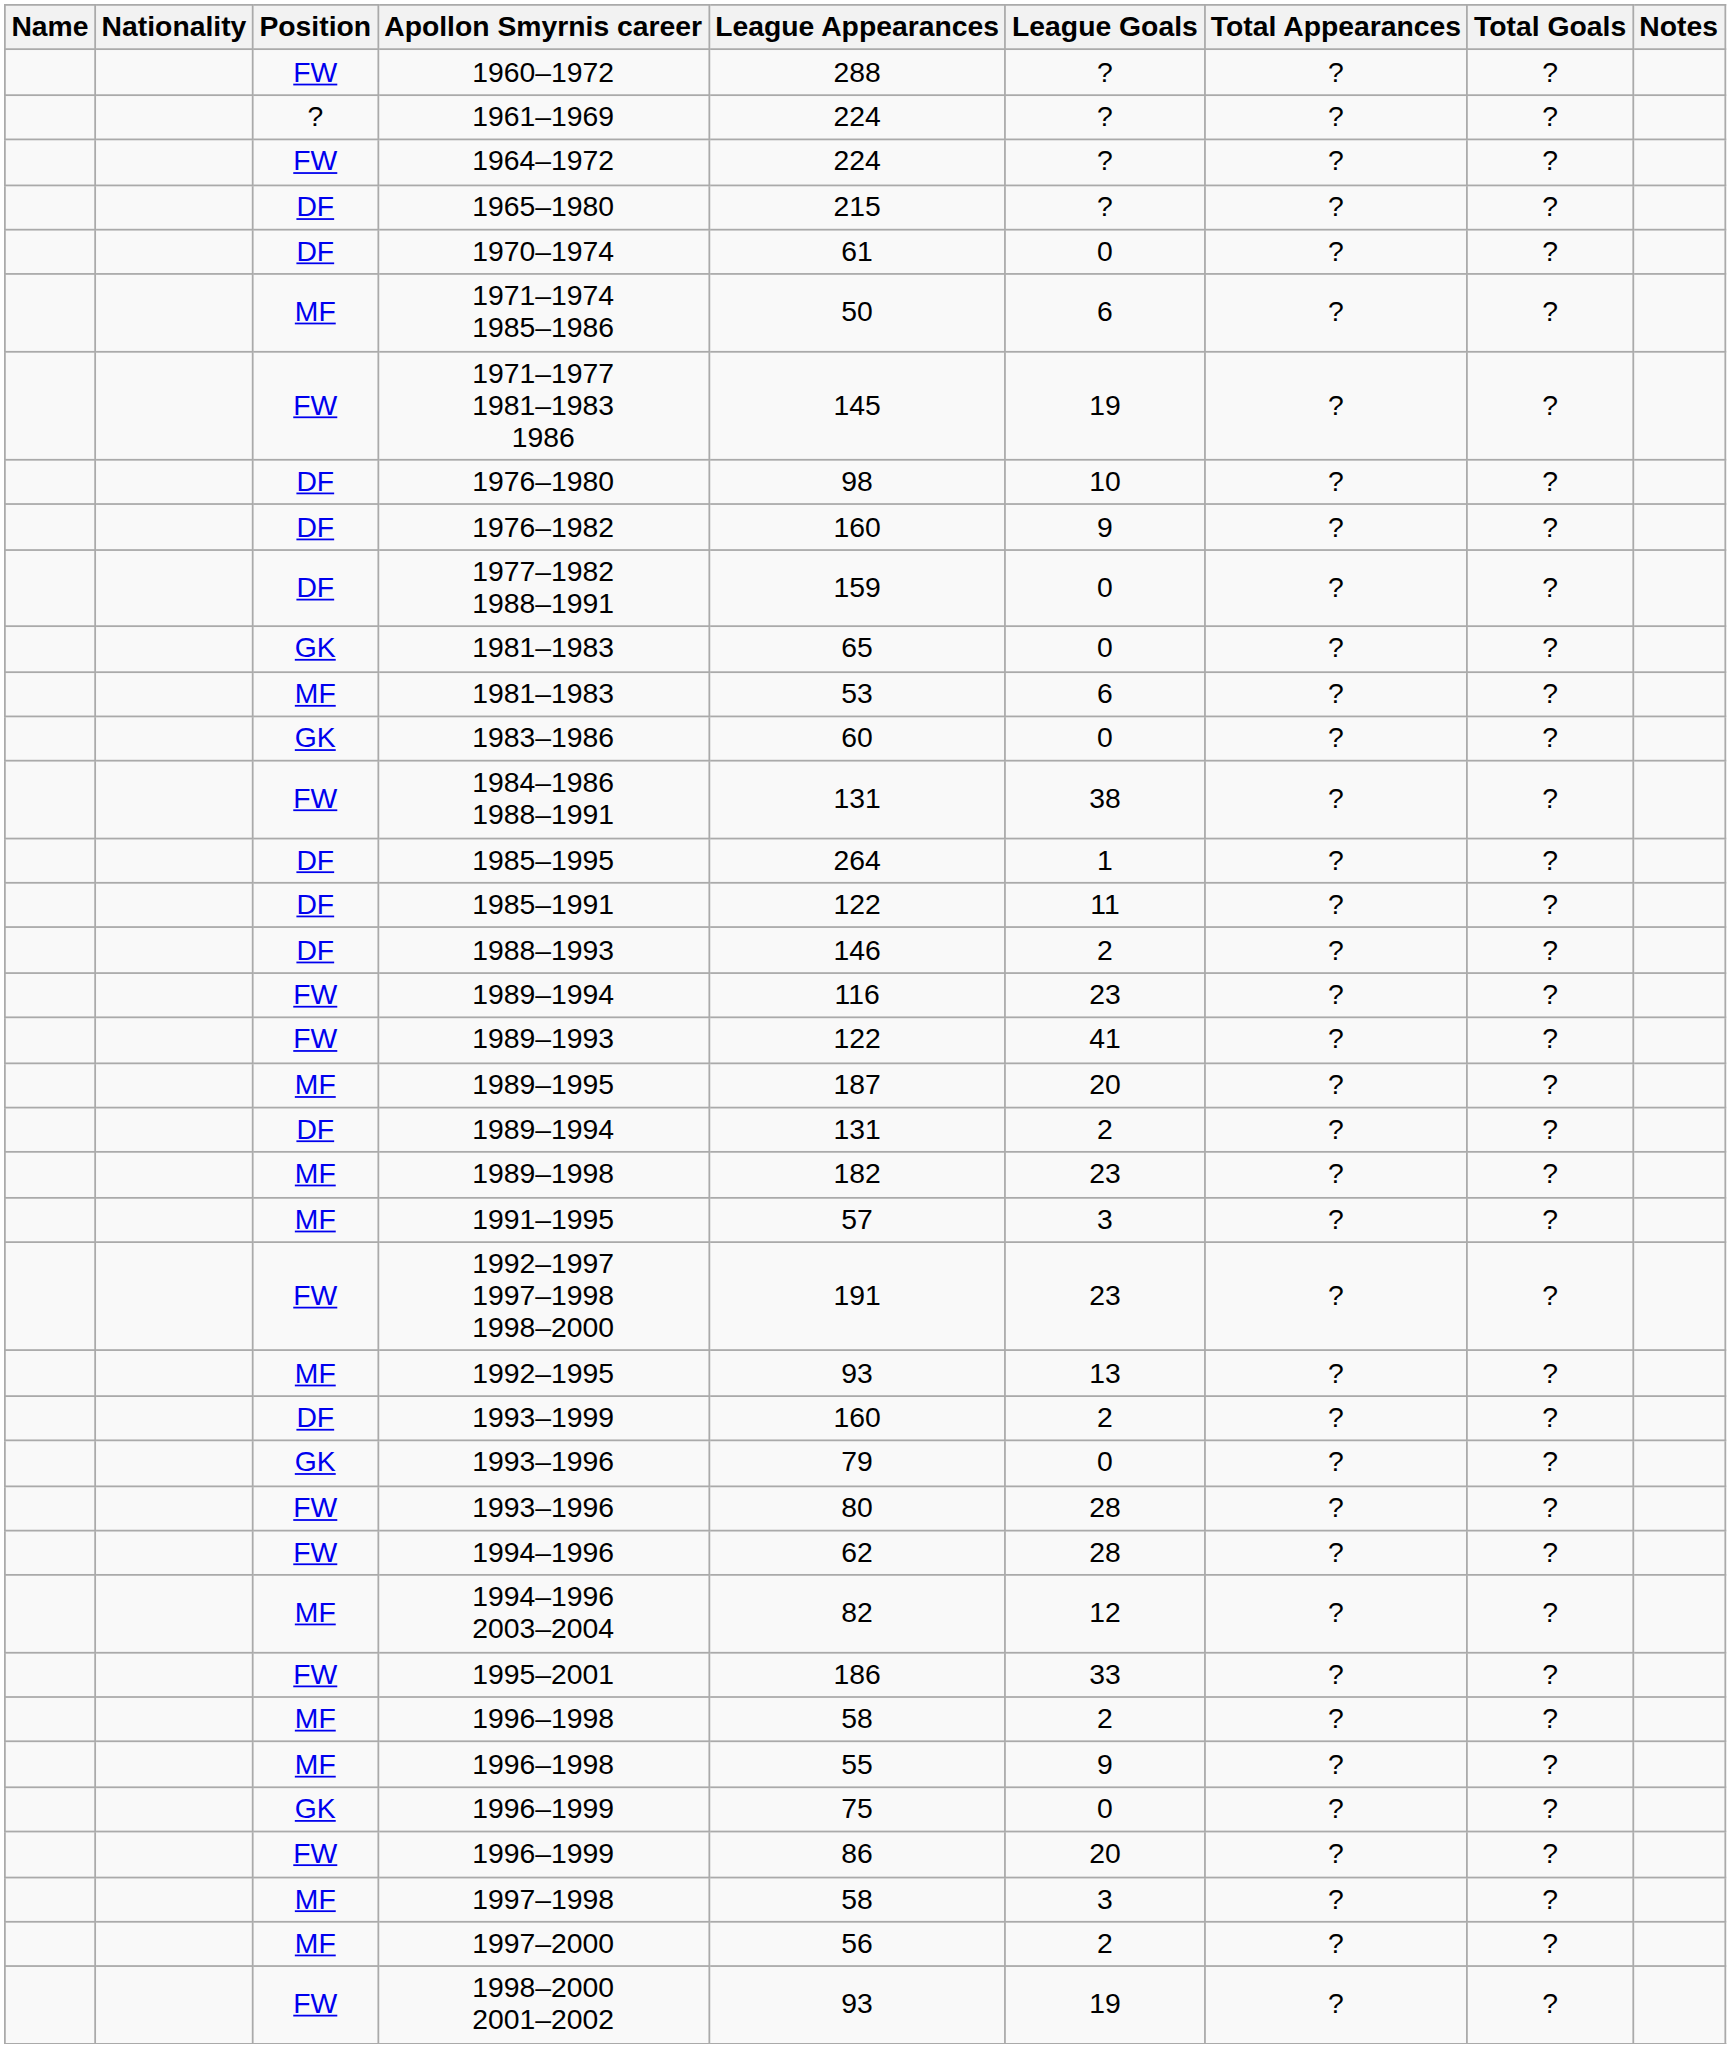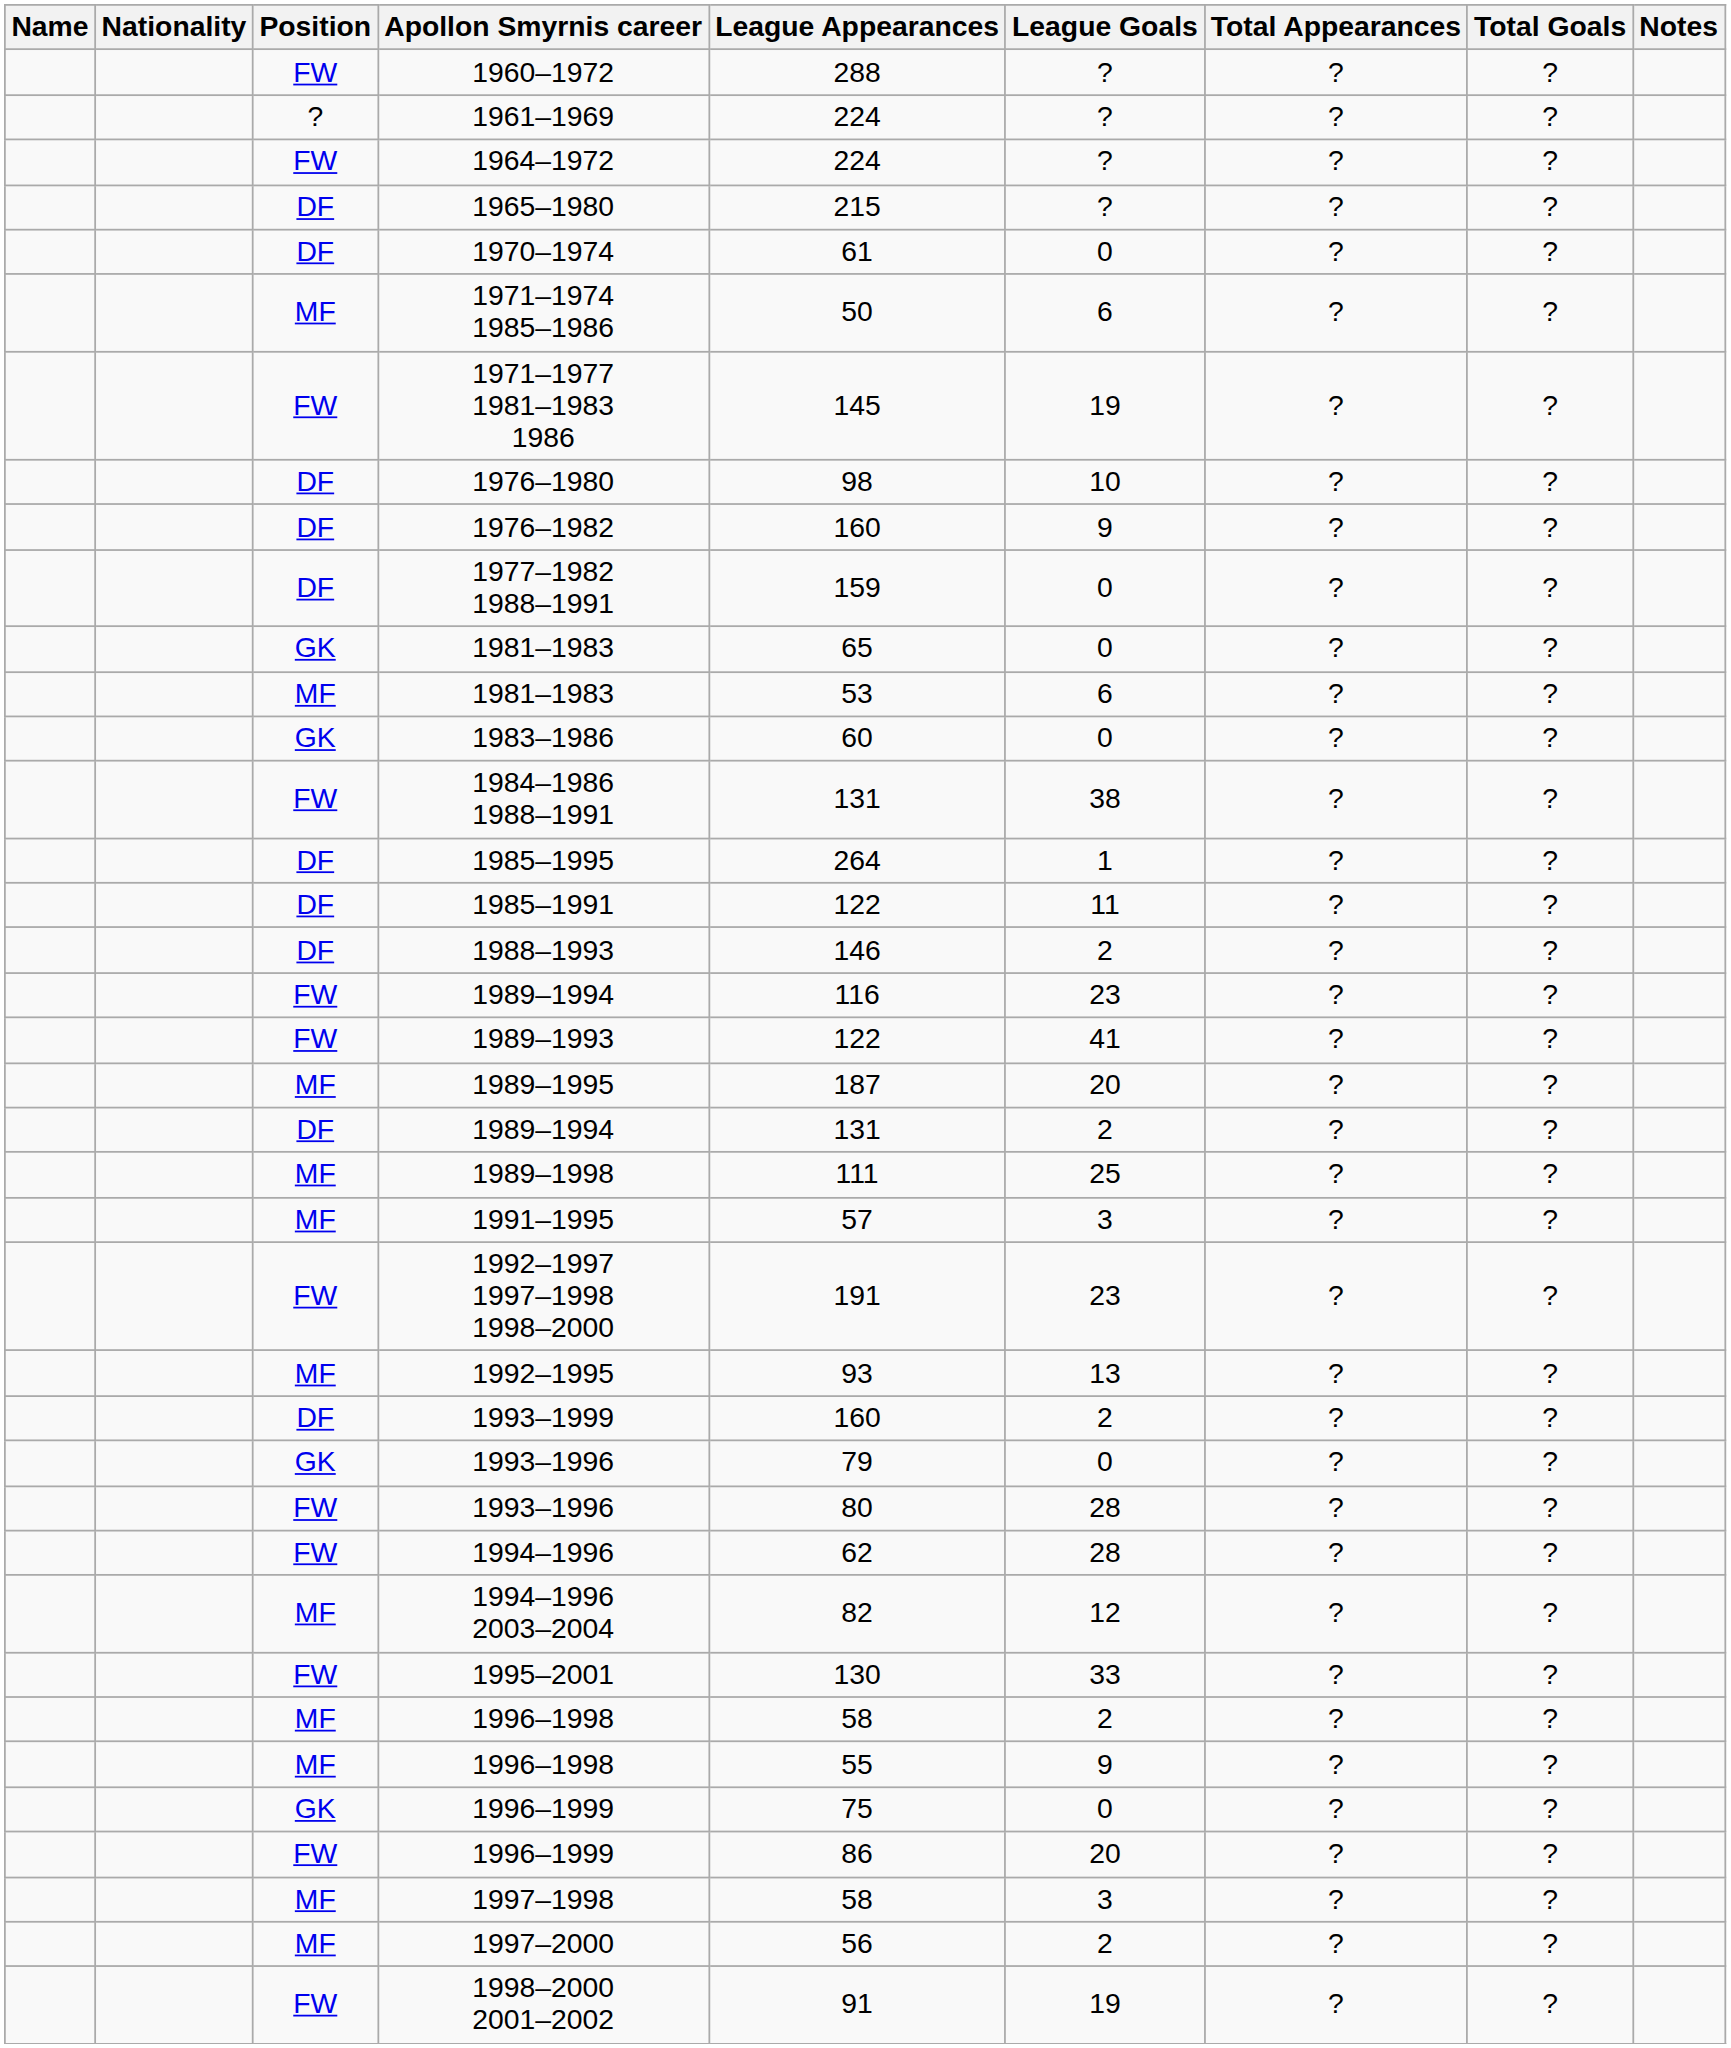(857, 1174) 182 -> (857, 1174) 111
(1105, 1174) 23 -> (1105, 1174) 25
(857, 1674) 186 -> (857, 1674) 130
(857, 2004) 93 -> (857, 2004) 91
